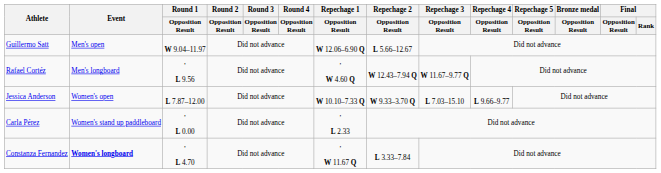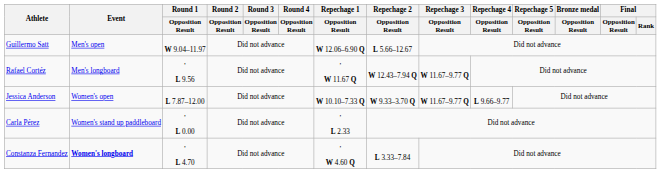(340, 71) , W 4.60 Q -> (340, 71) , W 11.67 Q
(445, 101) L 7.03–15.10 -> (445, 101) W 11.67–9.77 Q
(340, 153) , W 11.67 Q -> (340, 153) , W 4.60 Q
